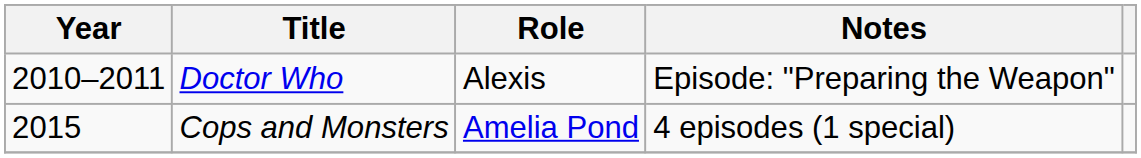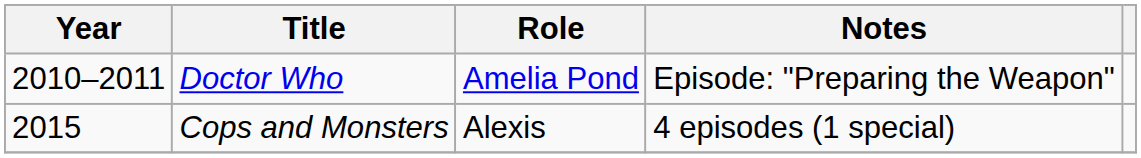(504, 78) Alexis -> (551, 78) Amelia Pond
(551, 127) Amelia Pond -> (504, 127) Alexis
